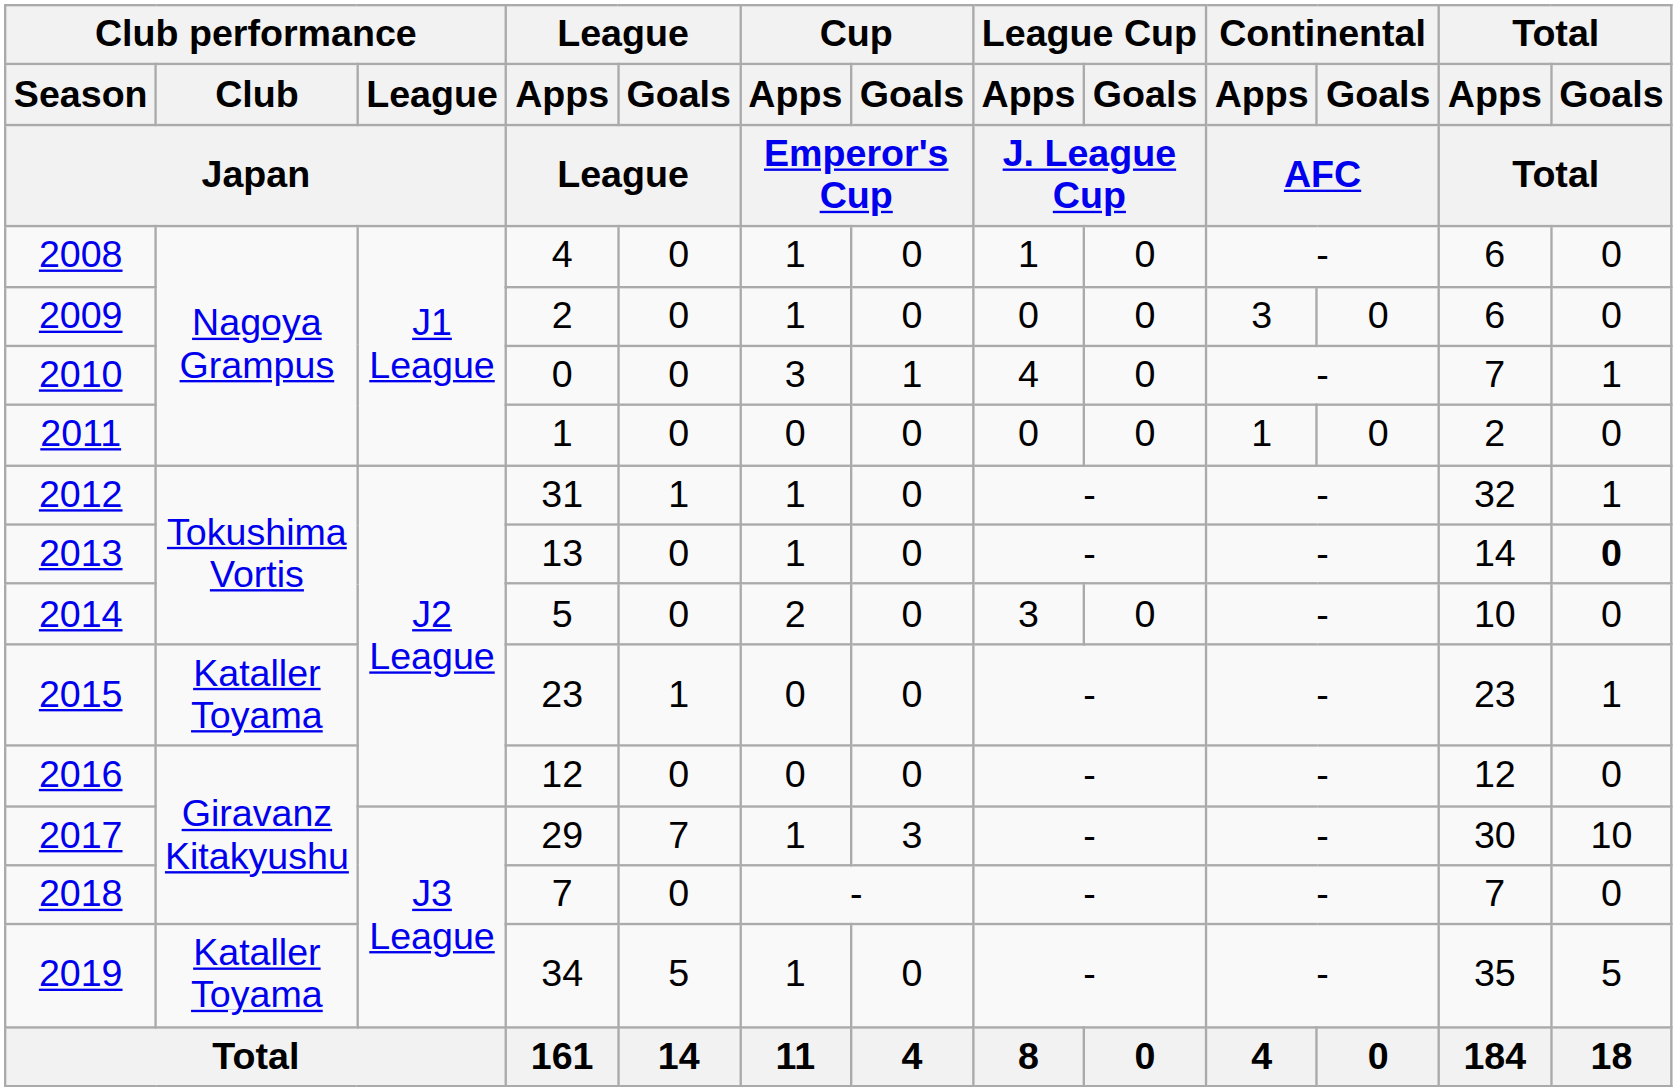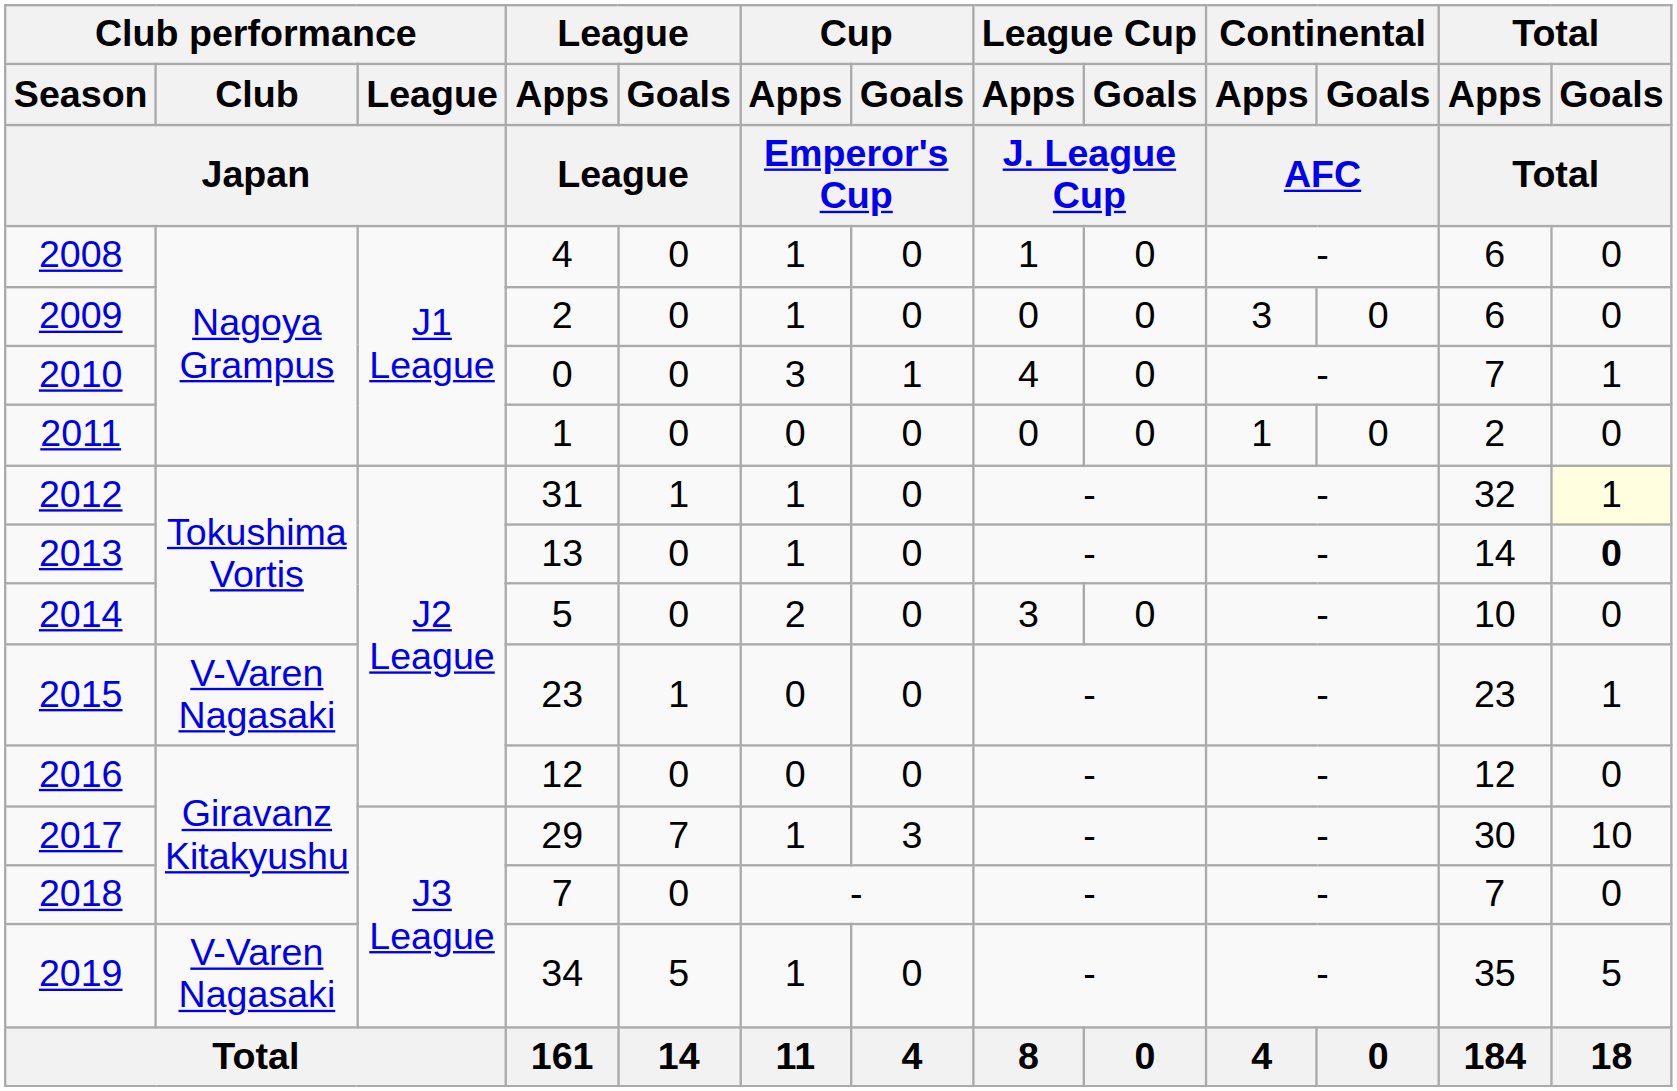(1611, 494) no background -> (1611, 494) lightyellow background
(257, 694) Kataller Toyama -> (257, 694) V-Varen Nagasaki
(257, 974) Kataller Toyama -> (257, 974) V-Varen Nagasaki
